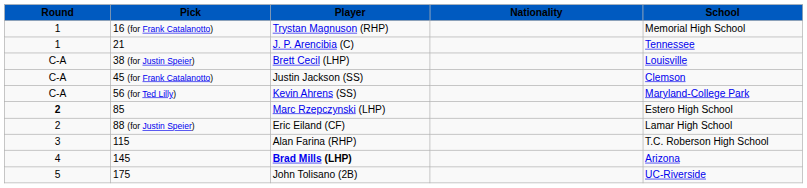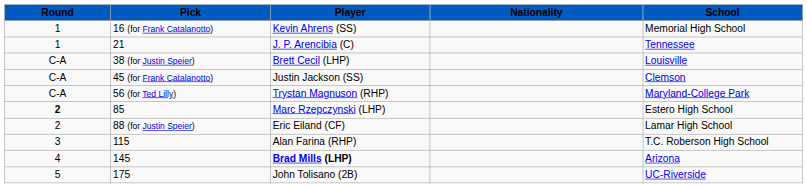(331, 28) Trystan Magnuson (RHP) -> (315, 28) Kevin Ahrens (SS)
(315, 93) Kevin Ahrens (SS) -> (331, 93) Trystan Magnuson (RHP)
